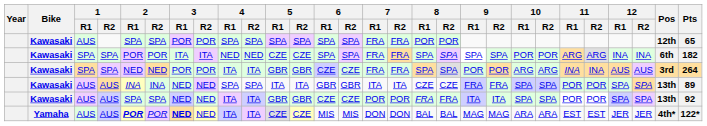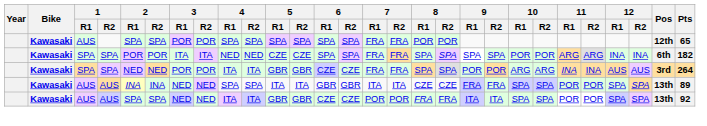- row: (51, 114)
